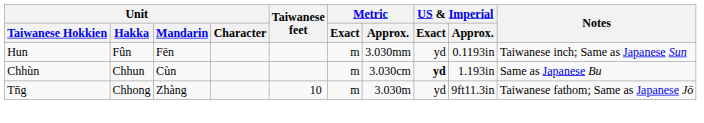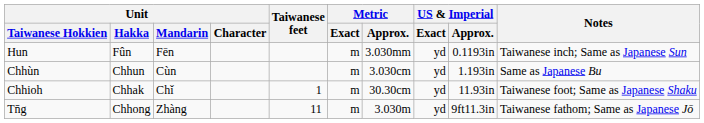(439, 71) bold -> (440, 71) normal
+ row: (25, 90)
(317, 90) 10 -> (317, 109) 11
